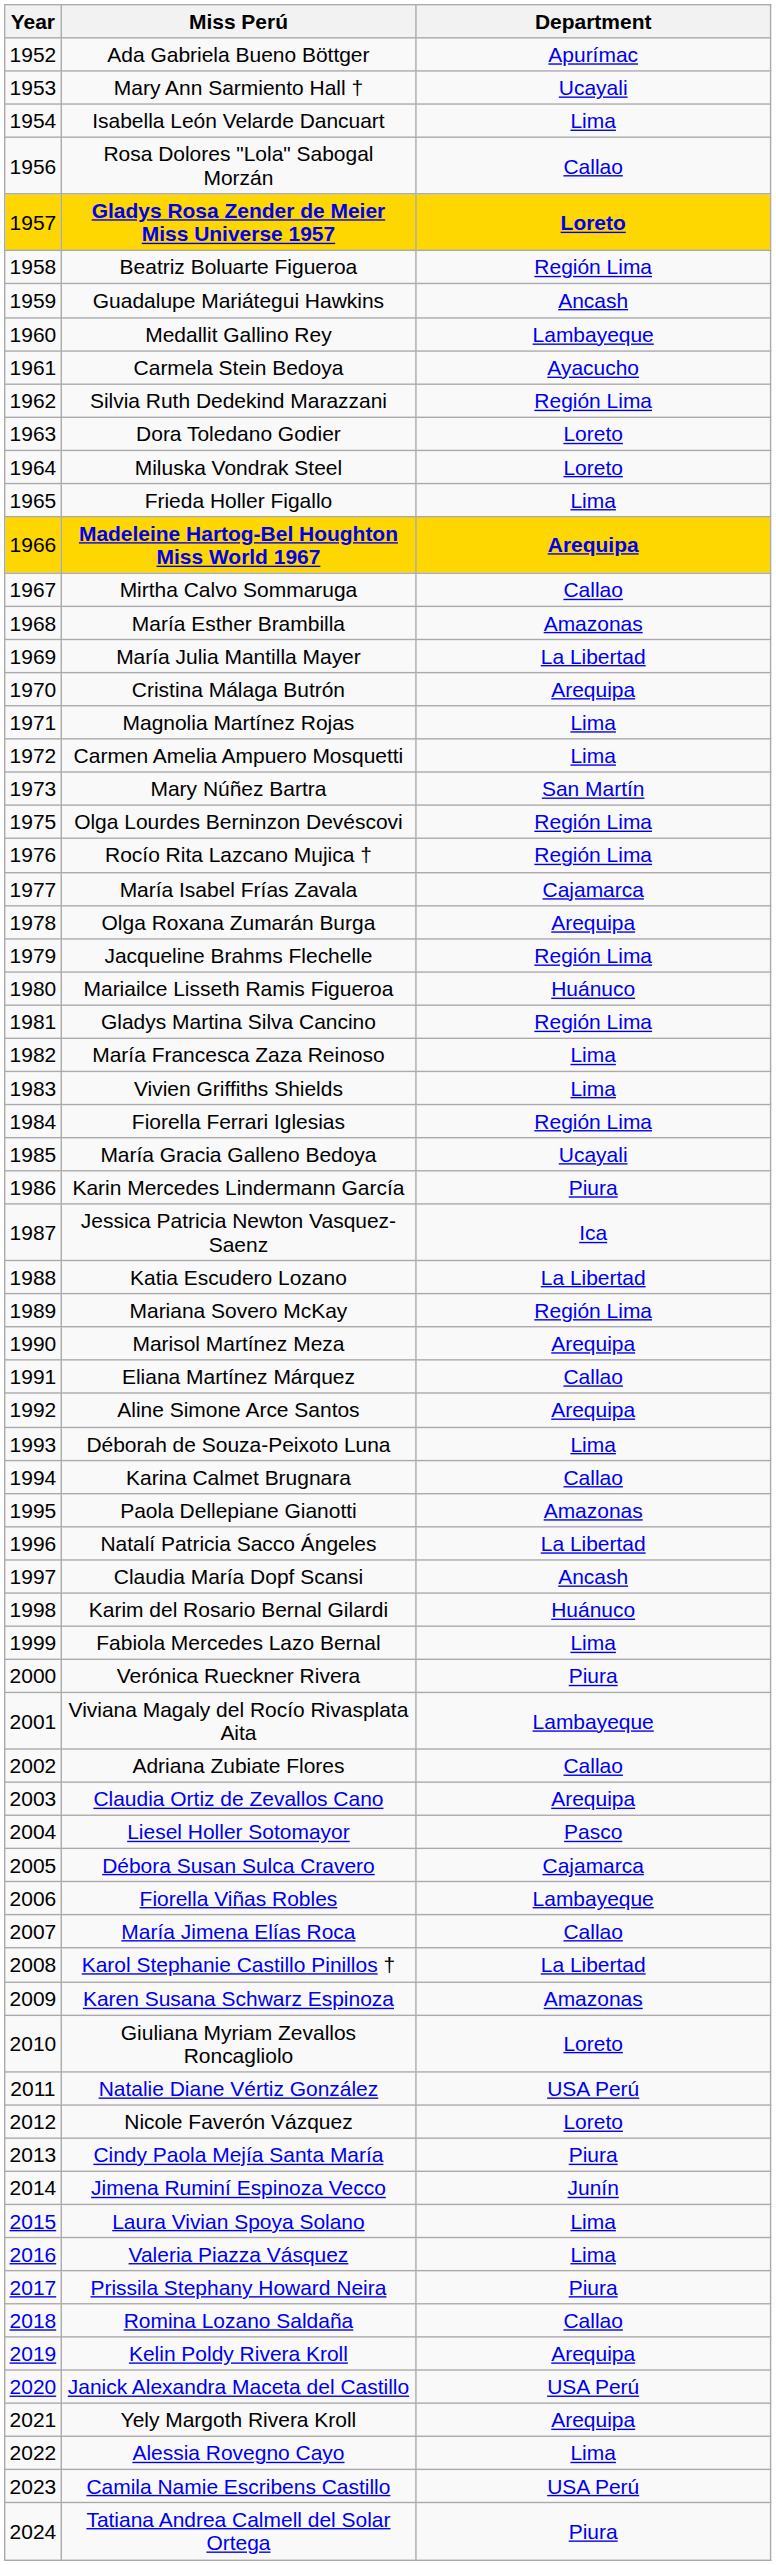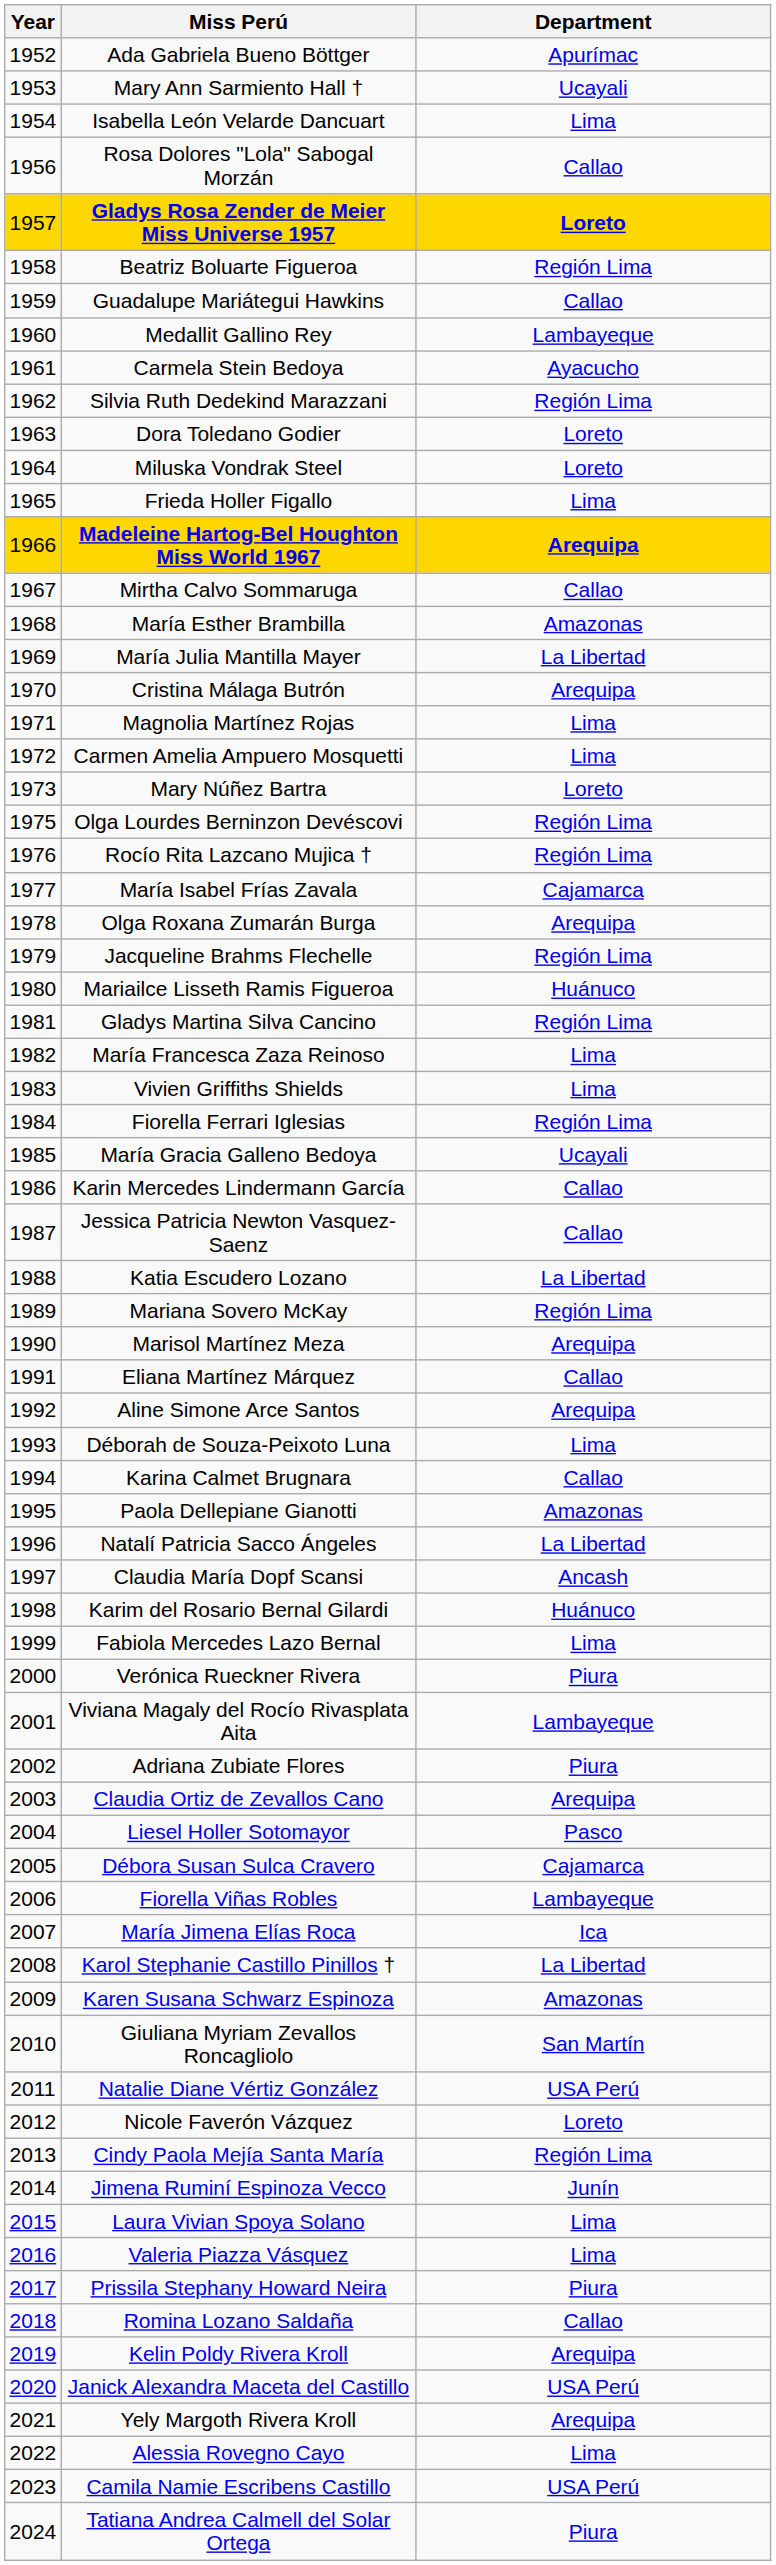(593, 301) Ancash -> (593, 301) Callao
(593, 789) San Martín -> (593, 789) Loreto
(593, 1188) Piura -> (593, 1188) Callao
(593, 1233) Ica -> (593, 1233) Callao
(593, 1766) Callao -> (593, 1766) Piura
(593, 1932) Callao -> (593, 1932) Ica
(593, 2043) Loreto -> (593, 2043) San Martín
(593, 2155) Piura -> (593, 2155) Región Lima
